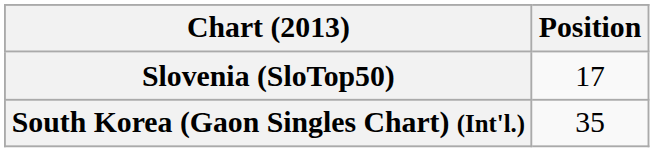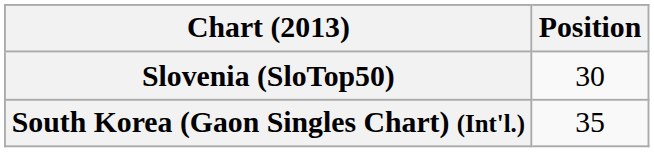(590, 75) 17 -> (590, 75) 30
